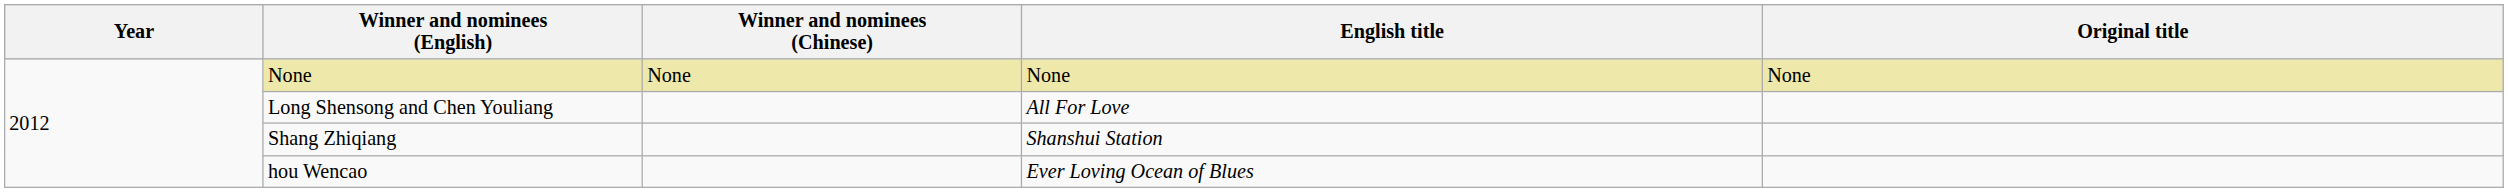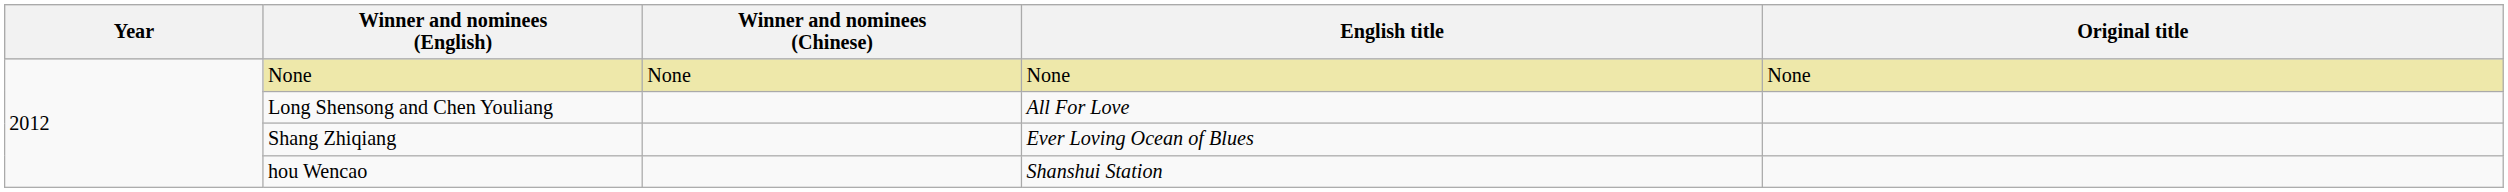(1095, 139) Shanshui Station -> (1140, 139) Ever Loving Ocean of Blues
(1140, 171) Ever Loving Ocean of Blues -> (1095, 171) Shanshui Station
